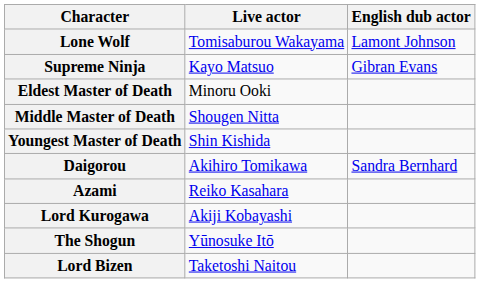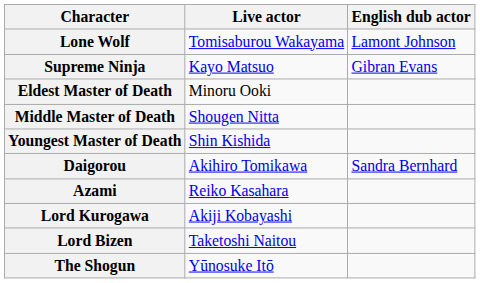rows swapped: (95, 265) <-> (95, 240)
